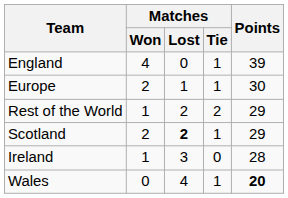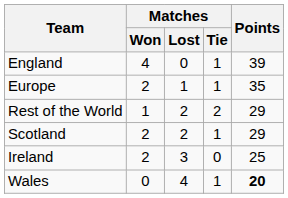(257, 87) 30 -> (257, 87) 35
(184, 134) bold -> (184, 134) normal
(145, 157) 1 -> (145, 157) 2
(257, 157) 28 -> (257, 157) 25
